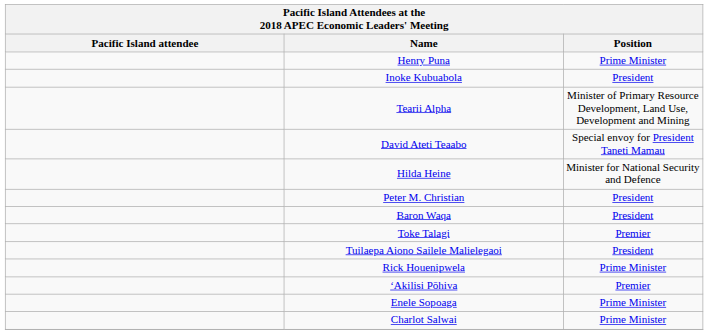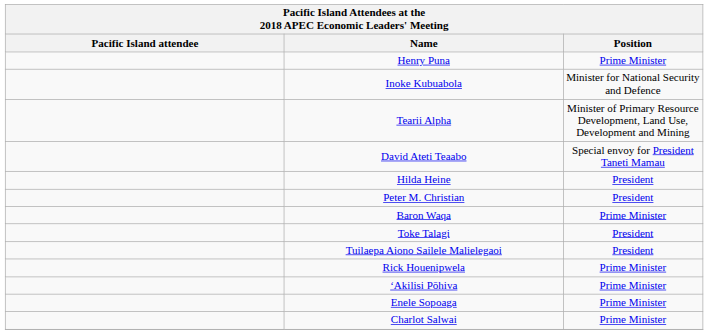(633, 78) President -> (633, 84) Minister for National Security and Defence
(633, 174) Minister for National Security and Defence -> (633, 180) President
(633, 215) President -> (633, 215) Prime Minister
(633, 232) Premier -> (633, 232) President
(633, 285) Premier -> (633, 285) Prime Minister
